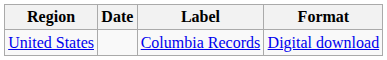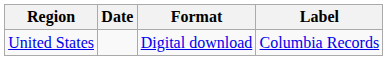columns swapped: (323, 17) <-> (200, 17)
